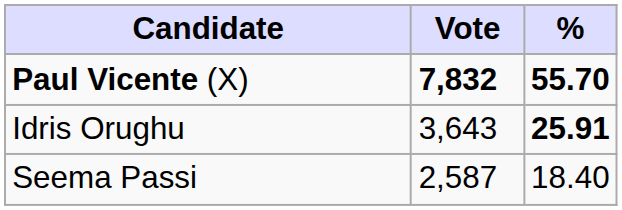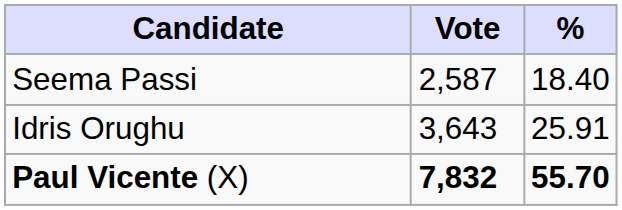rows swapped: (130, 79) <-> (105, 178)
(570, 128) bold -> (570, 128) normal
